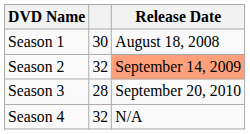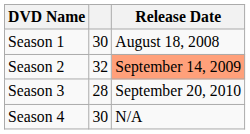(100, 116) 32 -> (100, 116) 30
